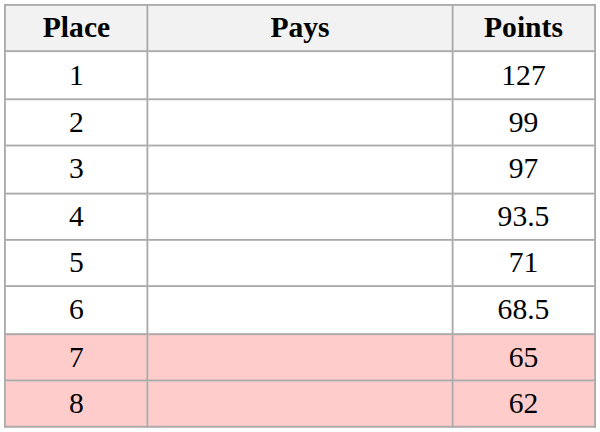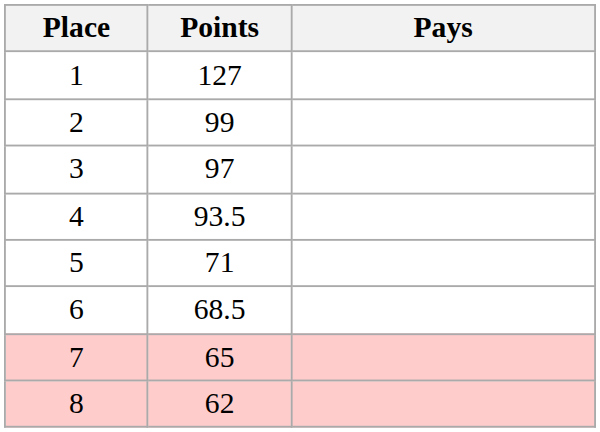columns swapped: (300, 27) <-> (523, 27)
